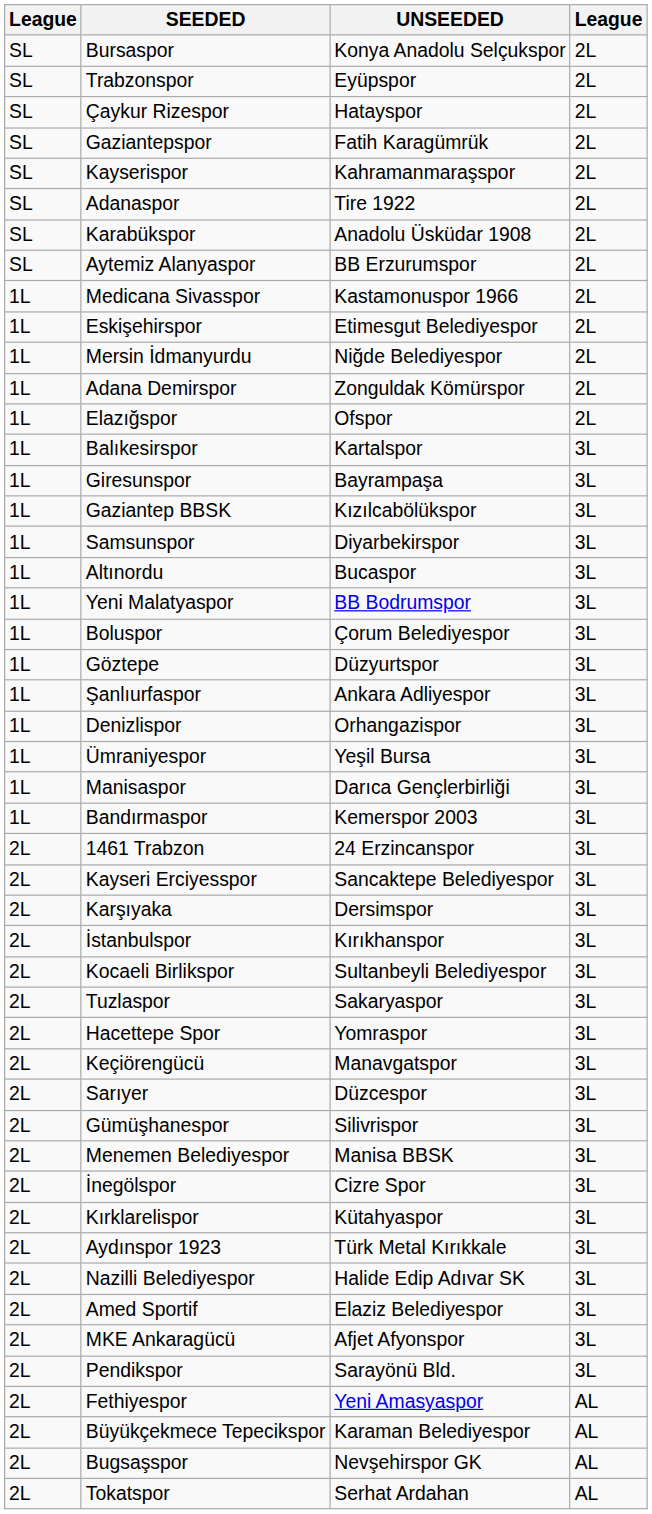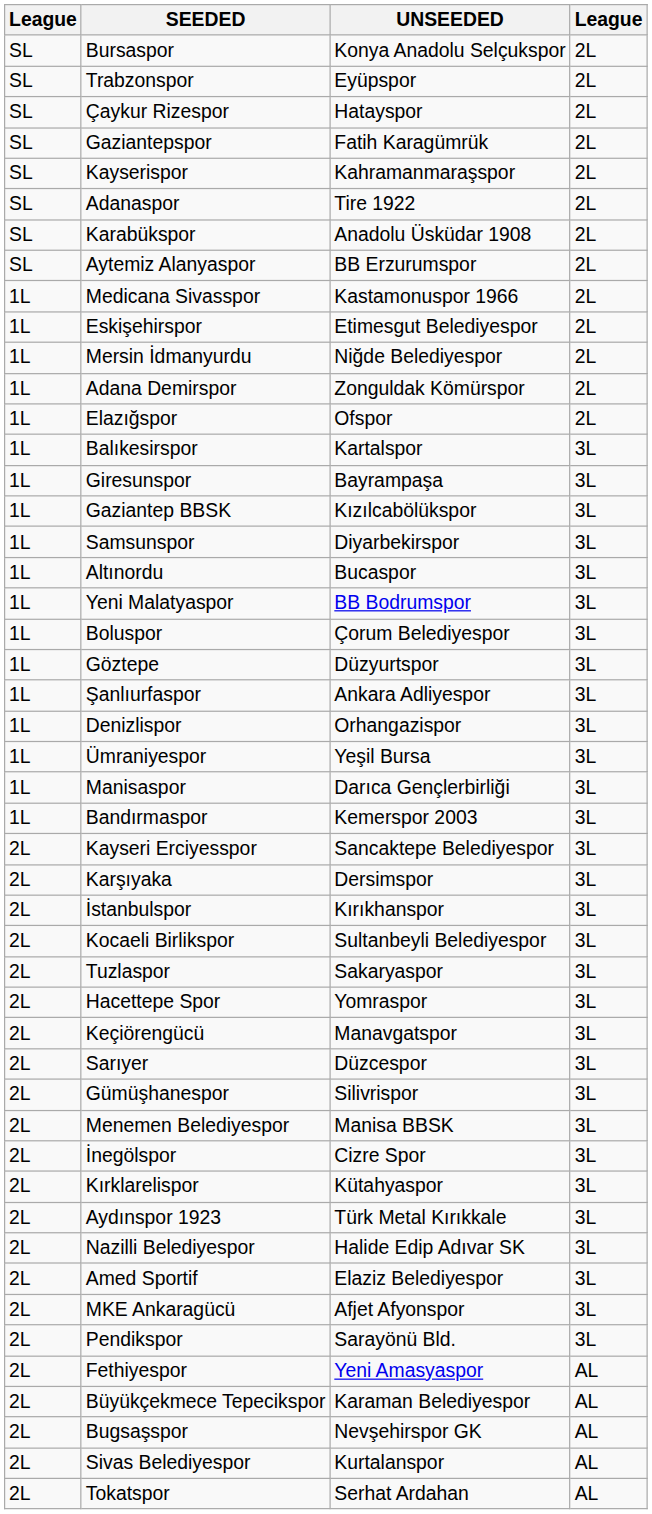- row: (145, 848)
+ row: (168, 1462)
